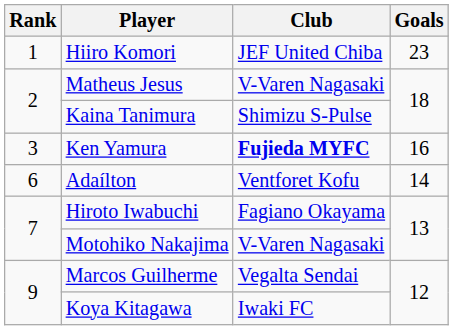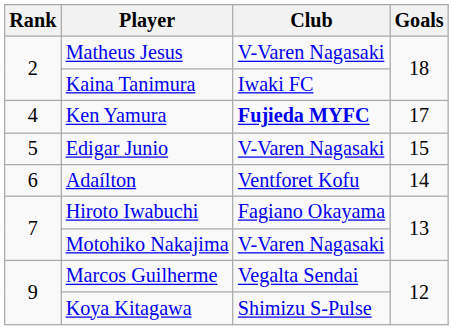- row: (121, 52)
(305, 116) Shimizu S-Pulse -> (276, 84) Iwaki FC
(33, 148) 3 -> (33, 116) 4
(419, 148) 16 -> (419, 116) 17
+ row: (117, 148)
(276, 308) Iwaki FC -> (305, 308) Shimizu S-Pulse
